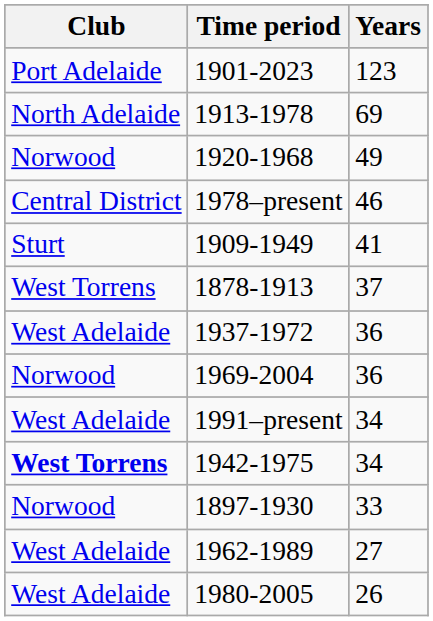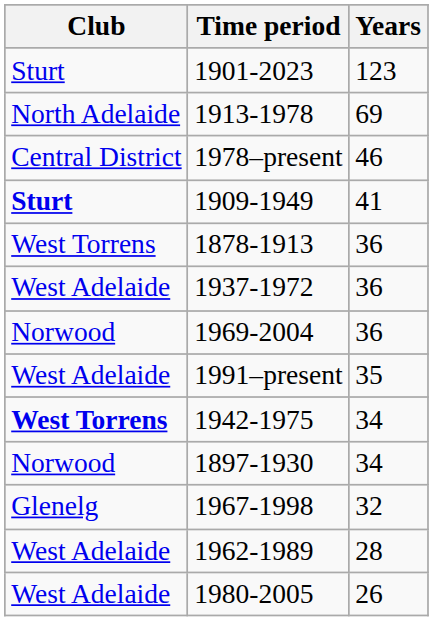(86, 69) Port Adelaide -> (38, 69) Sturt
- row: (254, 157)
(38, 244) normal -> (42, 200) bold
(369, 288) 37 -> (369, 244) 36
(369, 419) 34 -> (369, 375) 35
(369, 506) 33 -> (369, 462) 34
+ row: (254, 506)
(369, 550) 27 -> (369, 550) 28
